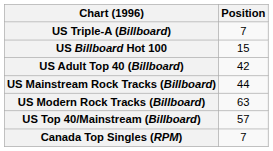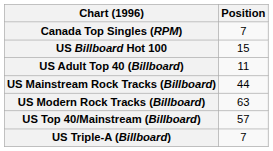rows swapped: (111, 137) <-> (111, 31)
(243, 66) 42 -> (243, 66) 11
